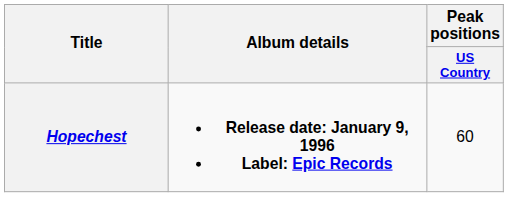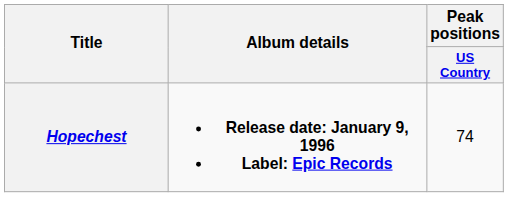(465, 137) 60 -> (465, 137) 74
